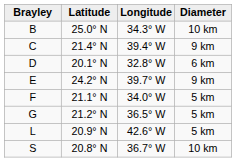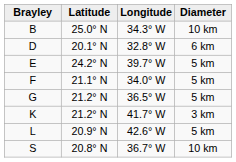- row: (33, 47)
(203, 81) 9 km -> (203, 64) 5 km
+ row: (33, 115)
